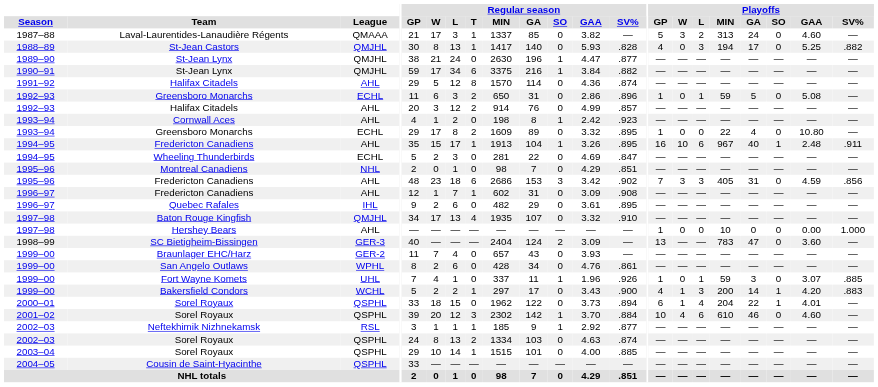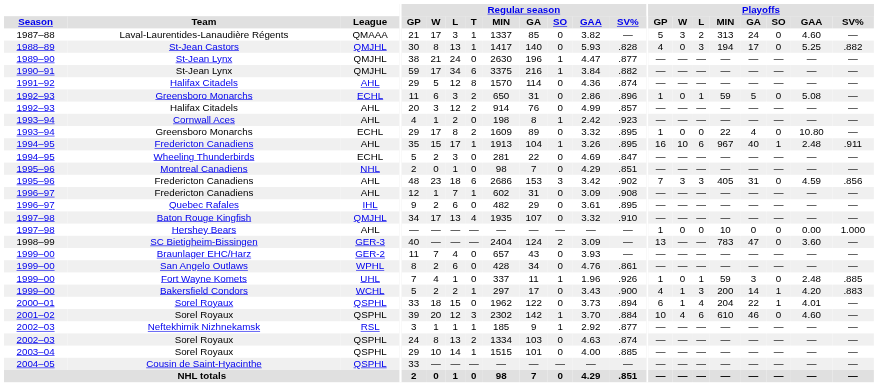(812, 278) 3.07 -> (812, 278) 2.48
